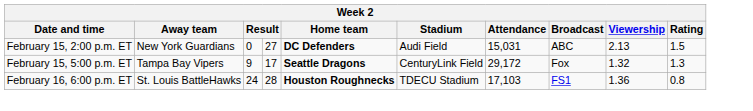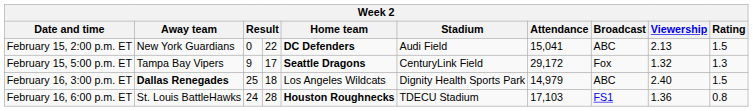(271, 47) 27 -> (271, 47) 22
(504, 47) 15,031 -> (547, 47) 15,041
+ row: (69, 81)
